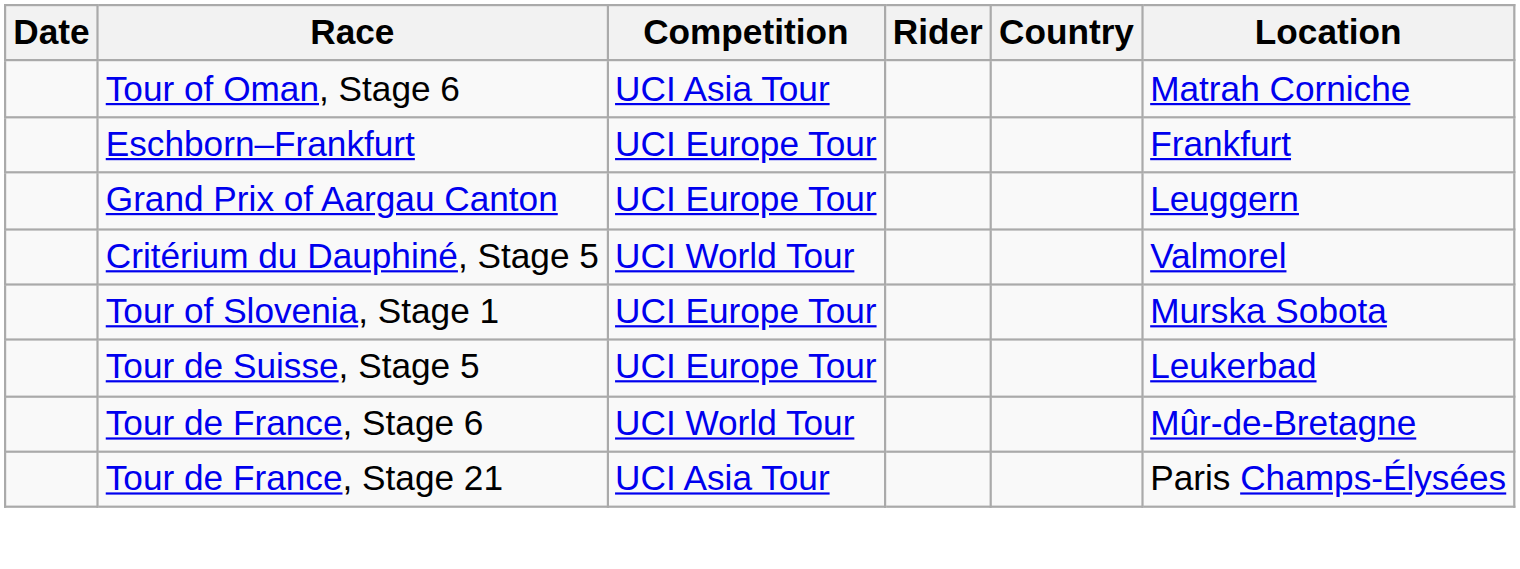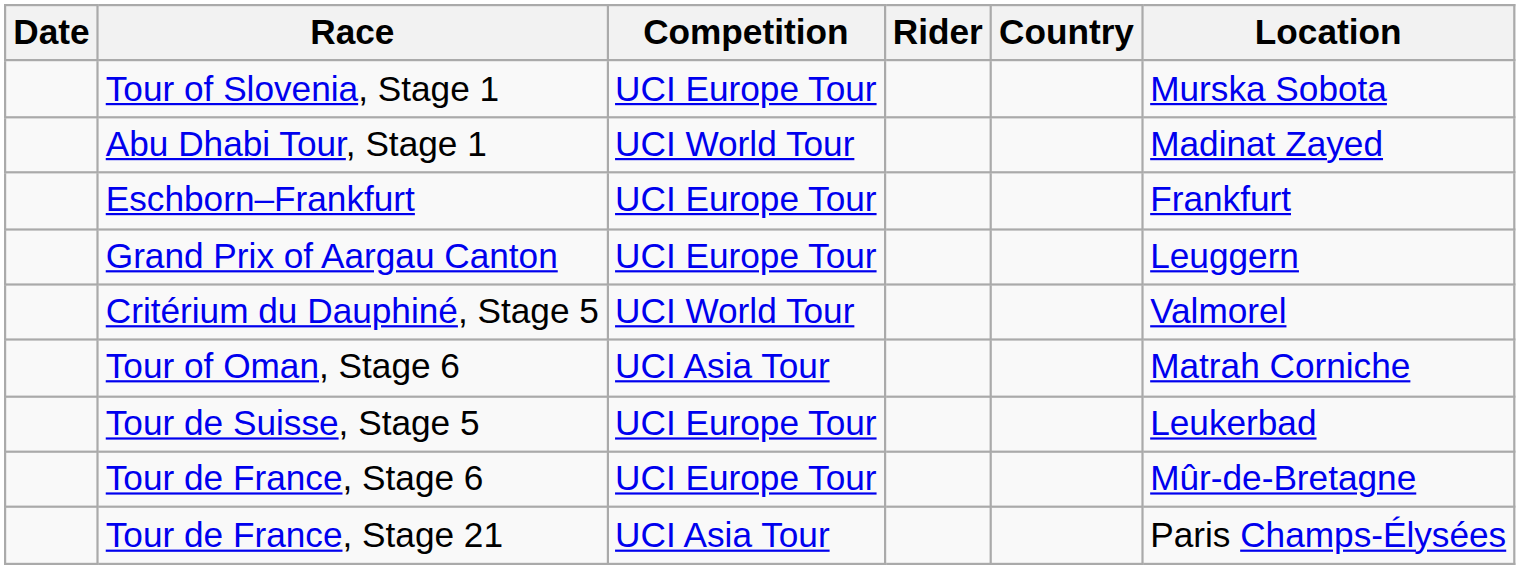rows swapped: (283, 88) <-> (302, 311)
+ row: (296, 144)
(735, 423) UCI World Tour -> (746, 479) UCI Europe Tour
